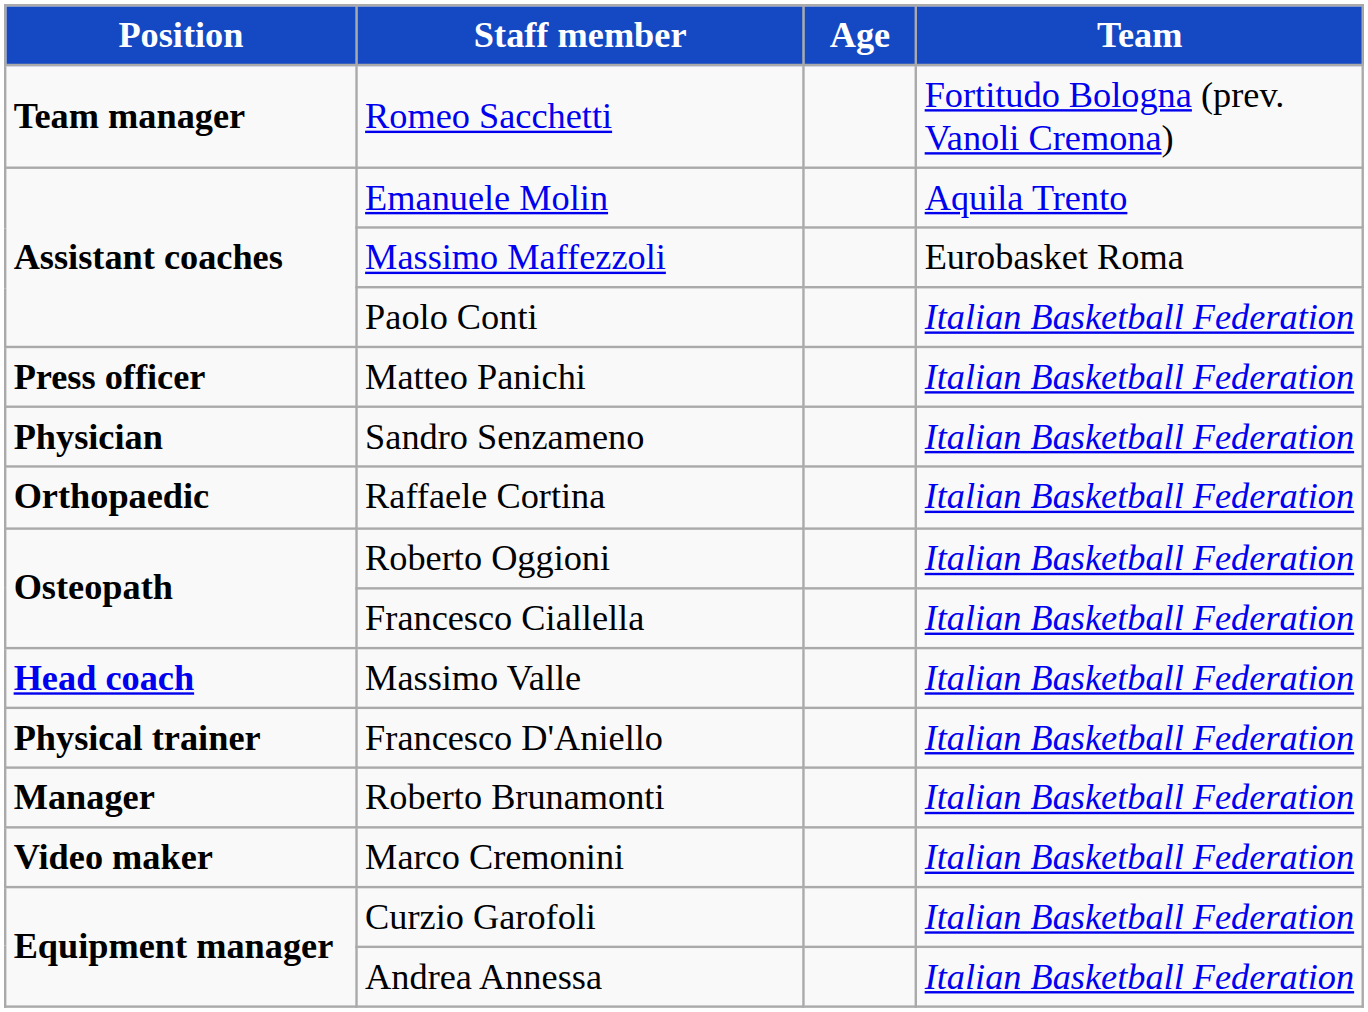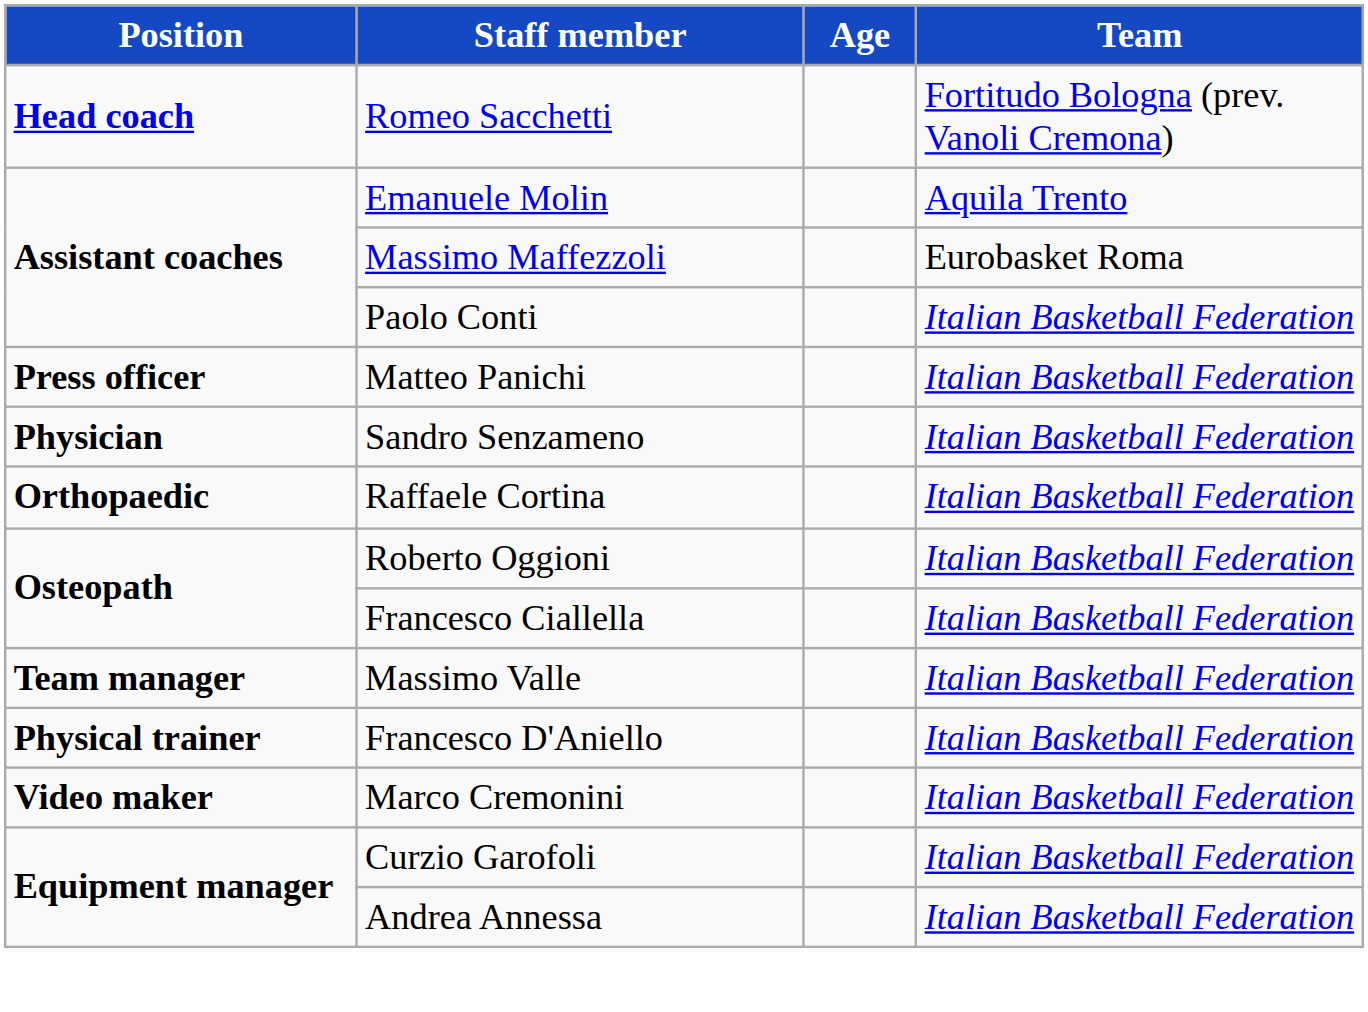(129, 116) Team manager -> (104, 116) Head coach
(104, 676) Head coach -> (129, 676) Team manager
- row: (515, 796)
